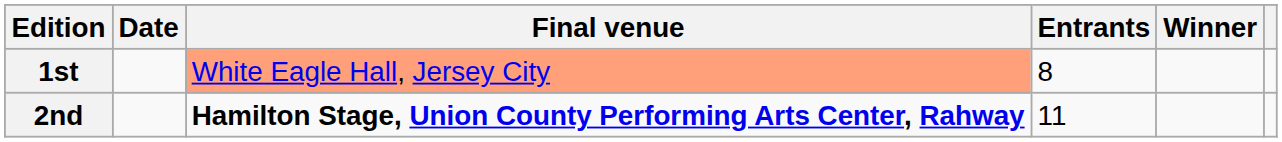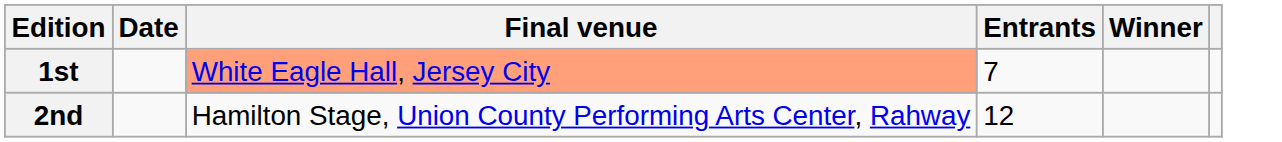(1045, 71) 8 -> (991, 71) 7
(608, 115) bold -> (581, 115) normal
(1052, 115) 11 -> (999, 115) 12
